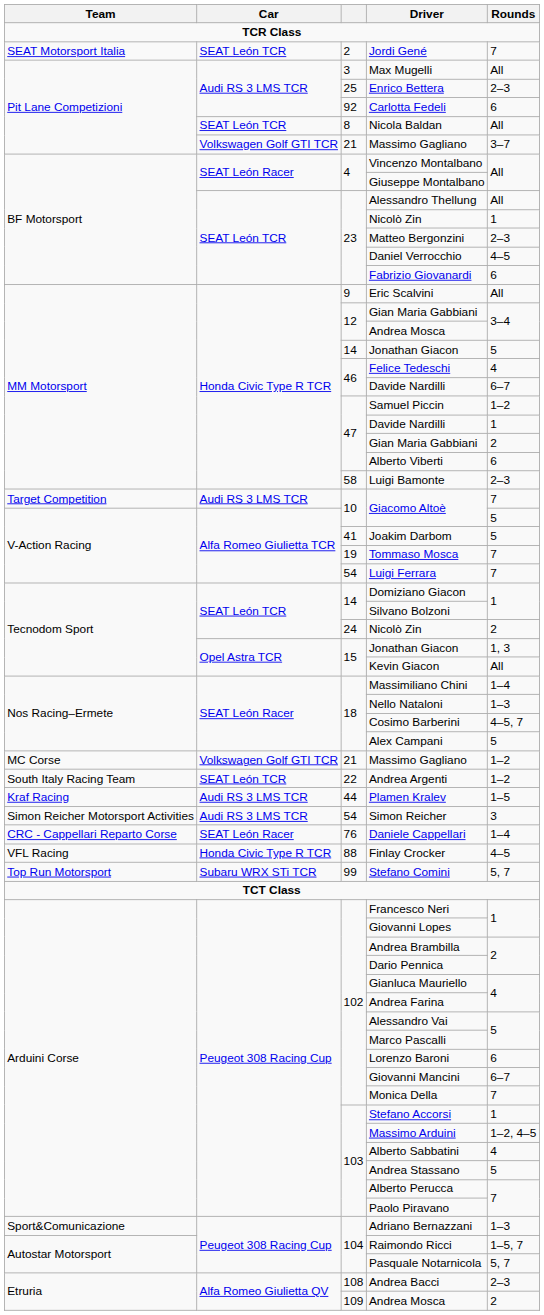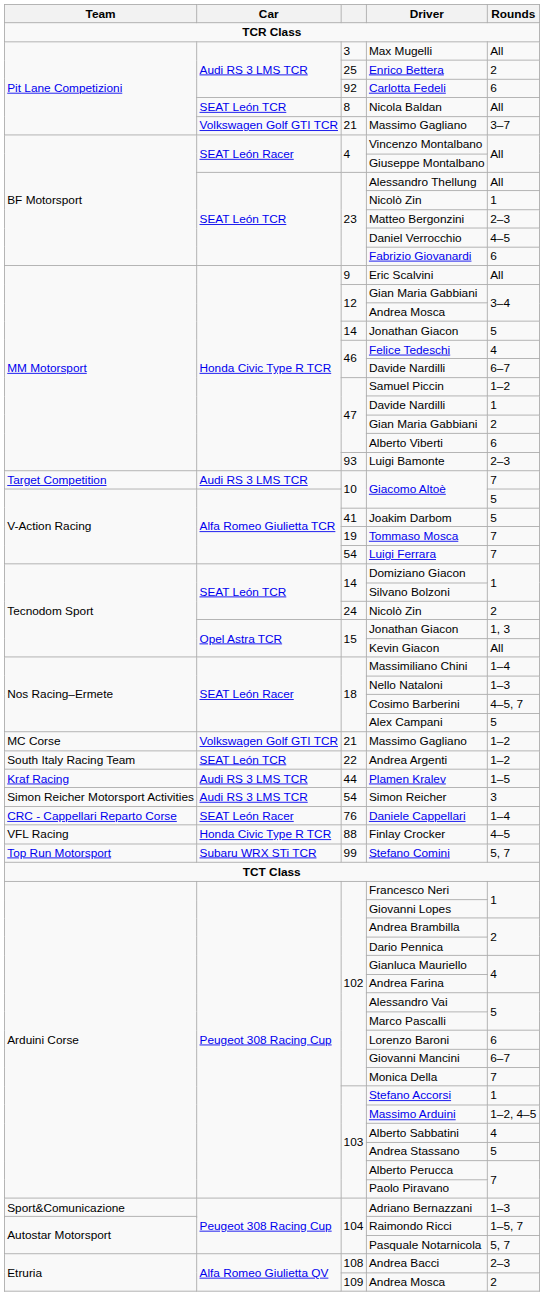- row: (66, 51)
(500, 88) 2–3 -> (494, 69) 2
(350, 480) 58 -> (350, 461) 93
